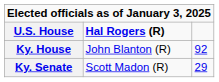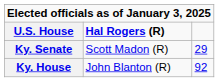rows swapped: (44, 67) <-> (44, 49)
